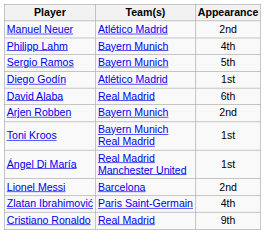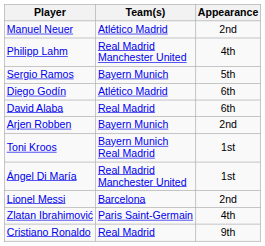(133, 46) Bayern Munich -> (142, 52) Real Madrid Manchester United
(228, 79) 1st -> (228, 91) 6th
